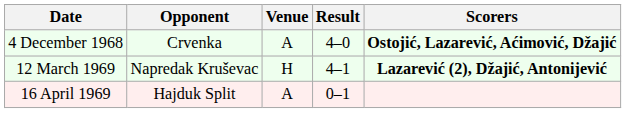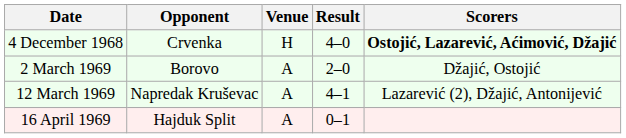(287, 42) A -> (287, 42) H
+ row: (66, 68)
(287, 68) H -> (287, 94) A
(492, 68) bold -> (492, 94) normal
